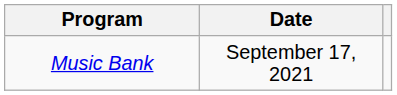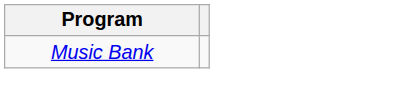- column: (291, 20)
